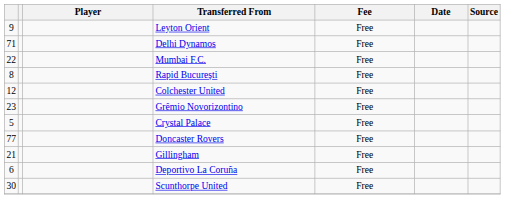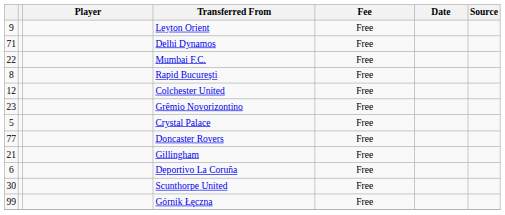+ row: (184, 202)
